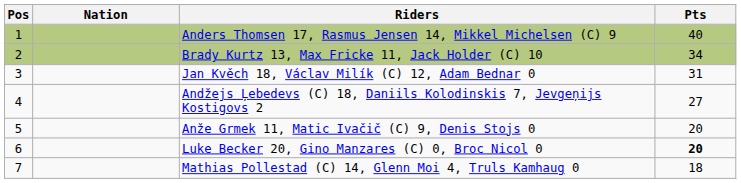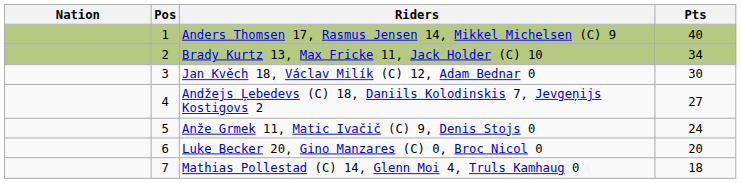columns swapped: (18, 14) <-> (106, 14)
(696, 74) 31 -> (696, 74) 30
(696, 128) 20 -> (696, 128) 24
(696, 148) bold -> (696, 148) normal
